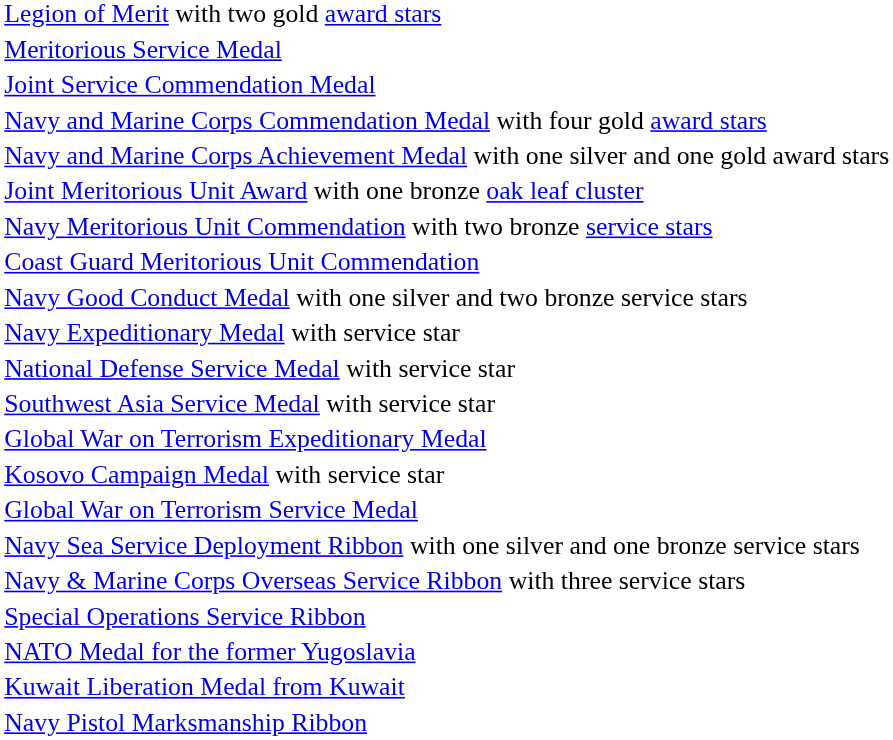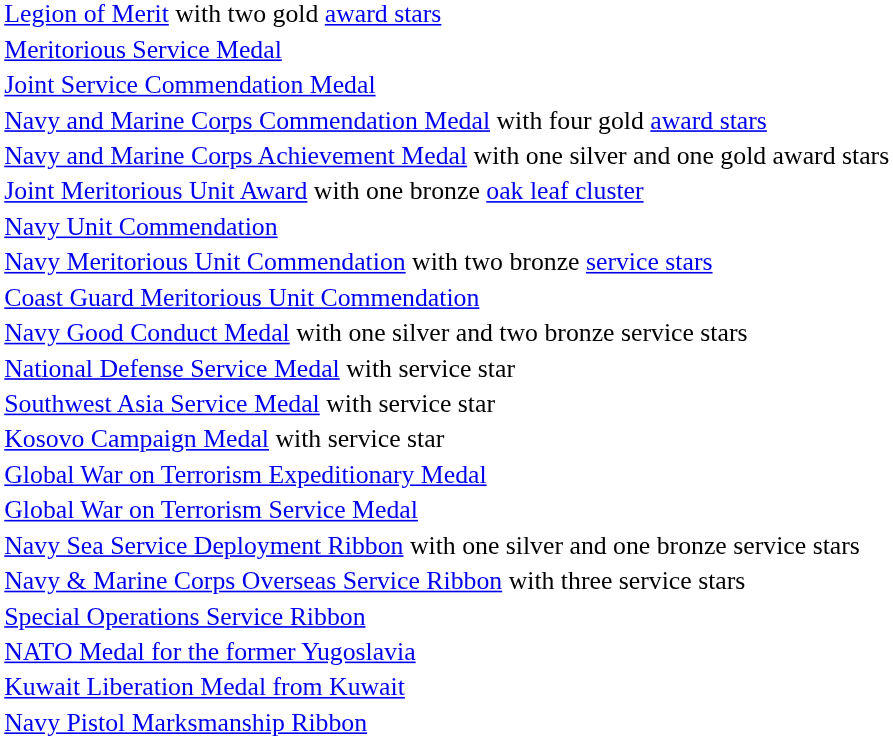+ row: (141, 226)
- row: (232, 332)
rows swapped: (224, 474) <-> (245, 439)
